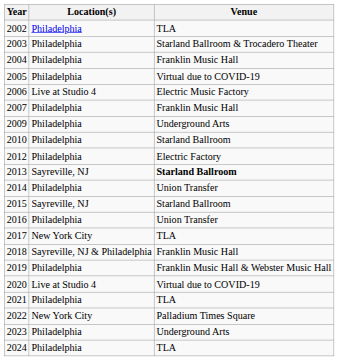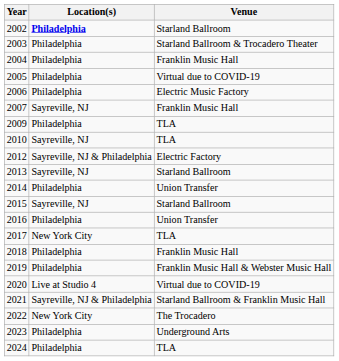(57, 28) normal -> (59, 28) bold
(166, 28) TLA -> (194, 28) Starland Ballroom
(64, 92) Live at Studio 4 -> (57, 92) Philadelphia
(57, 108) Philadelphia -> (60, 108) Sayreville, NJ
(193, 124) Underground Arts -> (166, 124) TLA
(57, 140) Philadelphia -> (60, 140) Sayreville, NJ
(194, 140) Starland Ballroom -> (166, 140) TLA
(57, 156) Philadelphia -> (92, 156) Sayreville, NJ & Philadelphia
(197, 172) bold -> (194, 172) normal
(92, 252) Sayreville, NJ & Philadelphia -> (57, 252) Philadelphia
(57, 300) Philadelphia -> (92, 300) Sayreville, NJ & Philadelphia
(166, 300) TLA -> (241, 300) Starland Ballroom & Franklin Music Hall
(206, 316) Palladium Times Square -> (186, 316) The Trocadero
